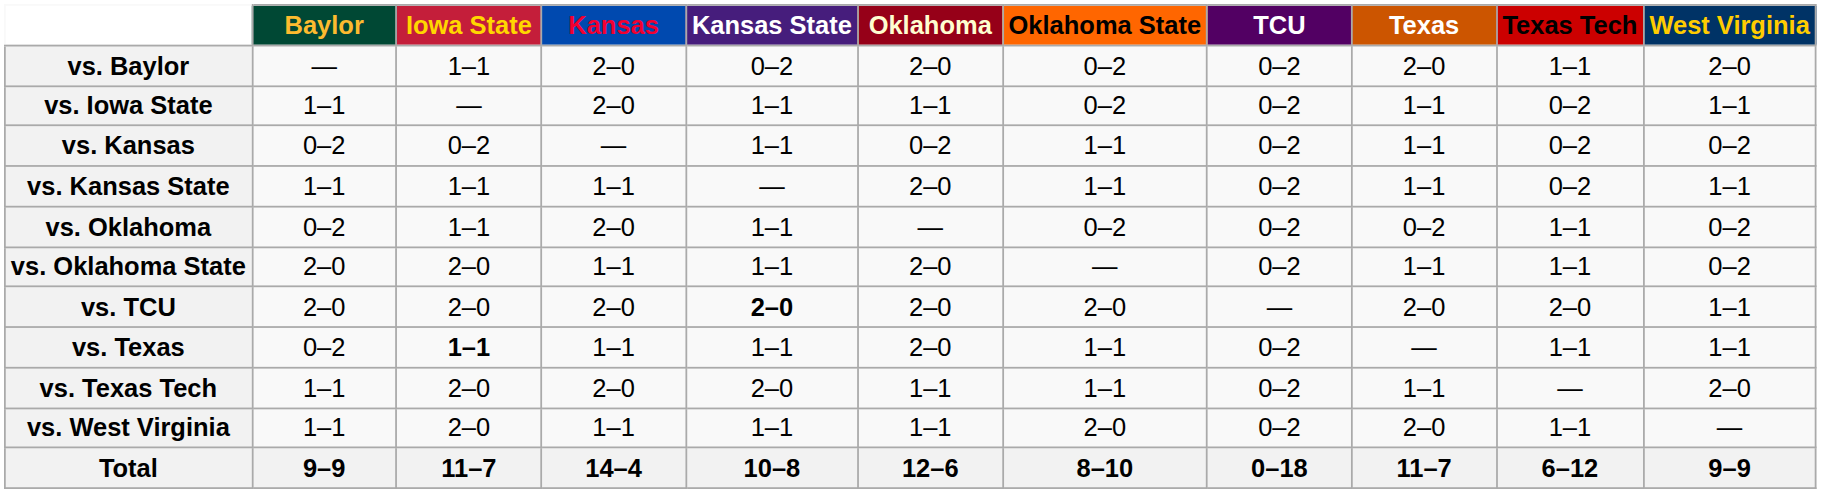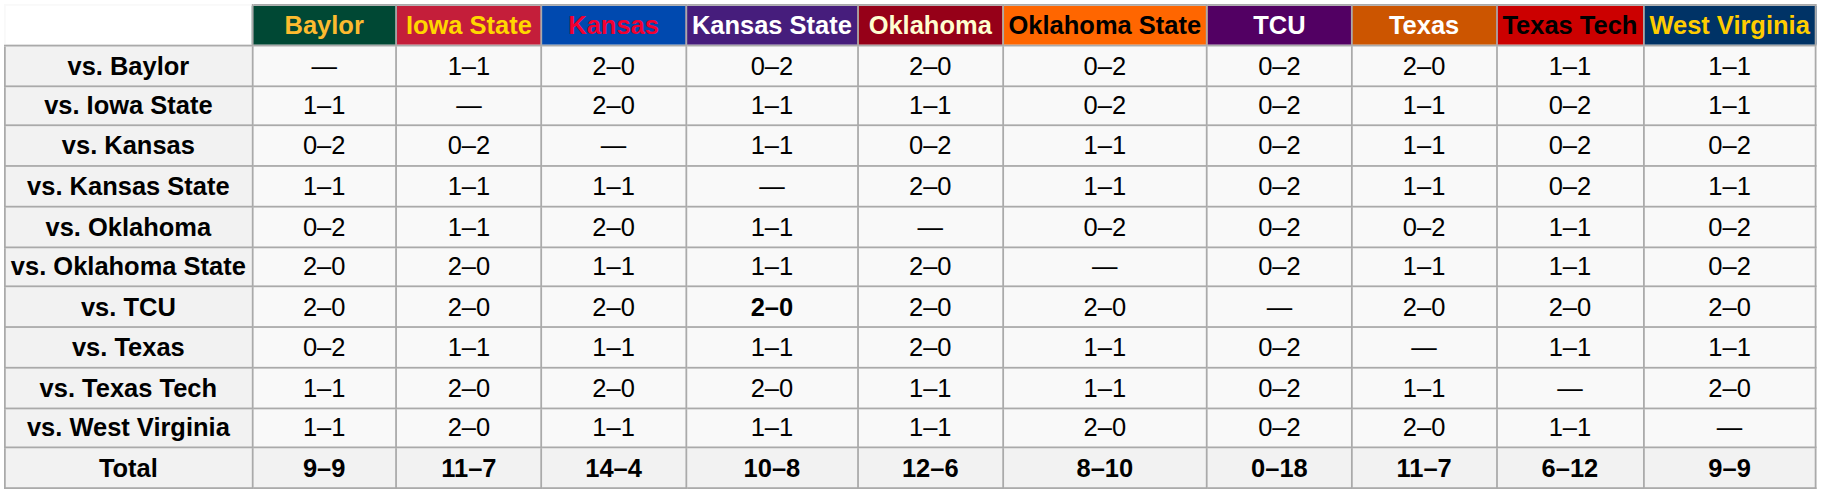(1730, 66) 2–0 -> (1730, 66) 1–1
(1730, 307) 1–1 -> (1730, 307) 2–0
(469, 348) bold -> (469, 348) normal
